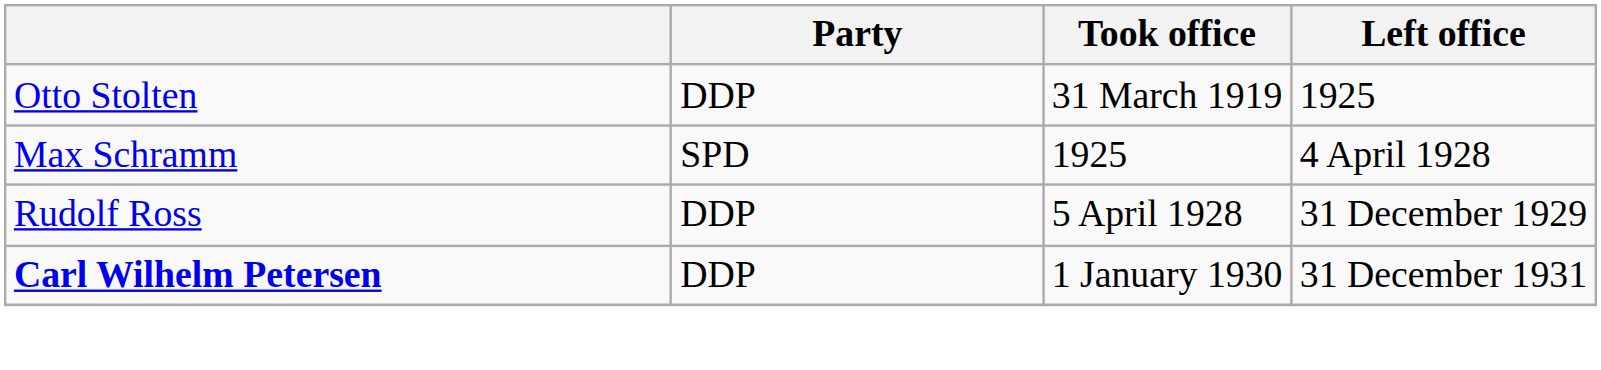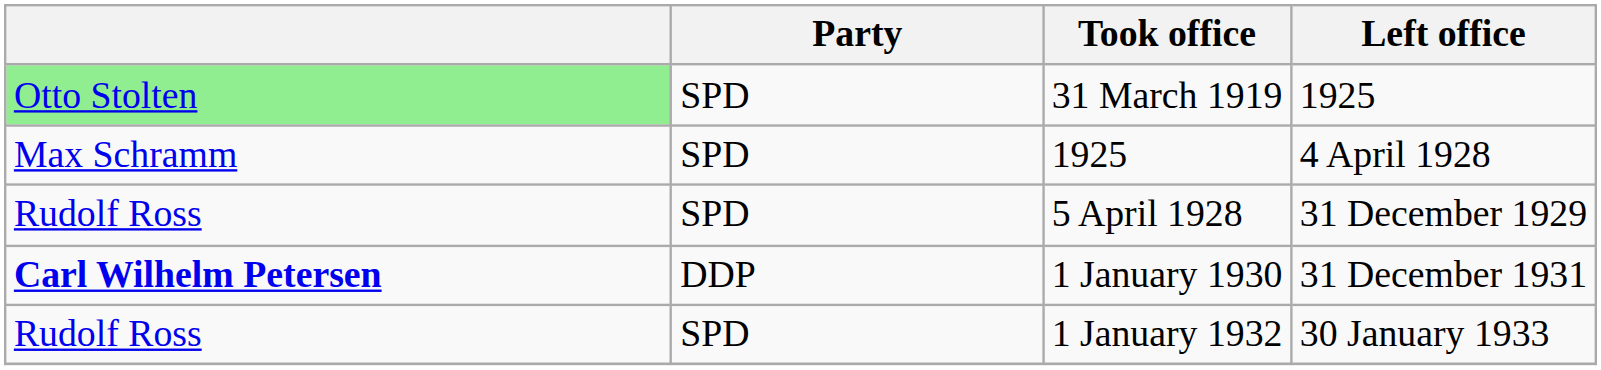(106, 94) no background -> (106, 94) lightgreen background
(718, 94) DDP -> (715, 94) SPD
(718, 214) DDP -> (715, 214) SPD
+ row: (1167, 333)
